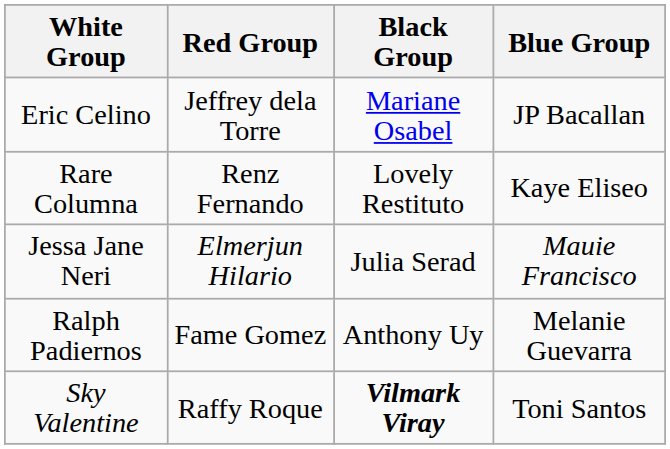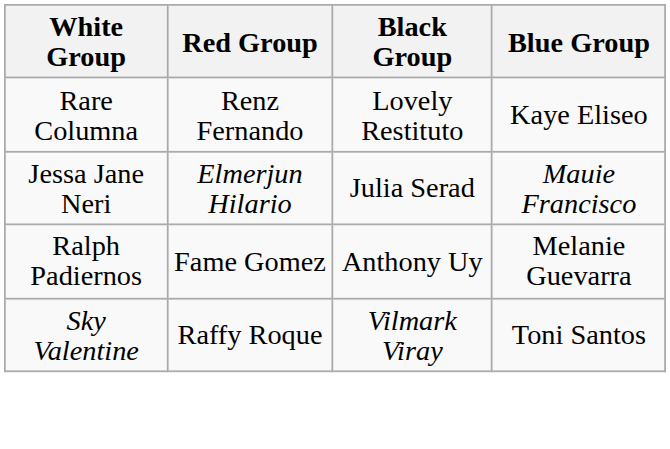- row: (86, 115)
(413, 408) bold -> (412, 334) normal
